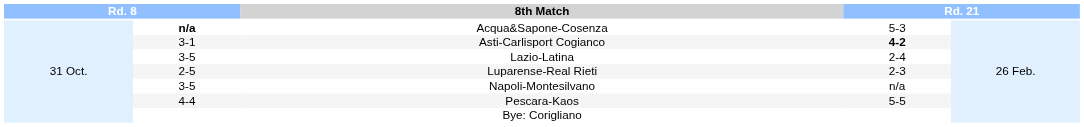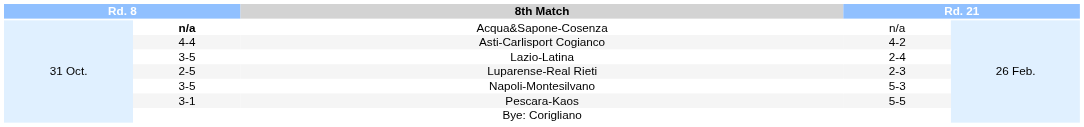(897, 28) 5-3 -> (897, 28) n/a
(187, 42) 3-1 -> (187, 42) 4-4
(897, 42) bold -> (897, 42) normal
(897, 86) n/a -> (897, 86) 5-3
(187, 101) 4-4 -> (187, 101) 3-1
